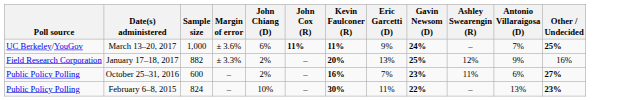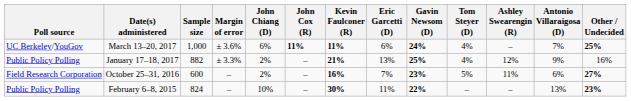+ column: (467, 22)
(387, 46) 9% -> (387, 46) 6%
(54, 60) Field Research Corporation -> (43, 60) Public Policy Polling
(336, 60) 20% -> (336, 60) 21%
(43, 75) Public Policy Polling -> (54, 75) Field Research Corporation
